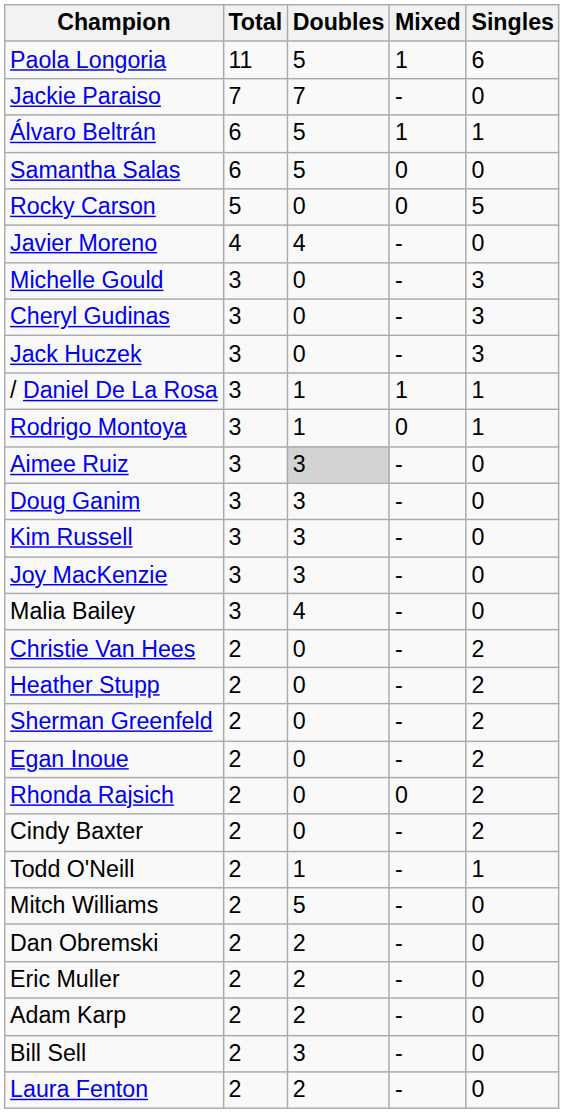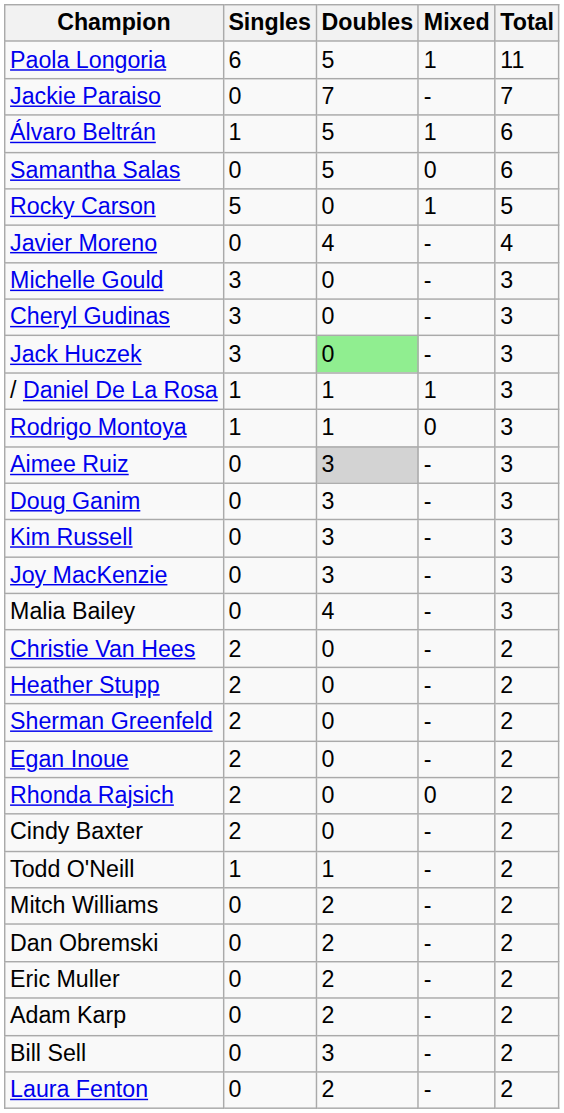columns swapped: (513, 22) <-> (255, 22)
(401, 206) 0 -> (430, 206) 1
(299, 354) no background -> (328, 354) lightgreen background
(299, 905) 5 -> (328, 905) 2
